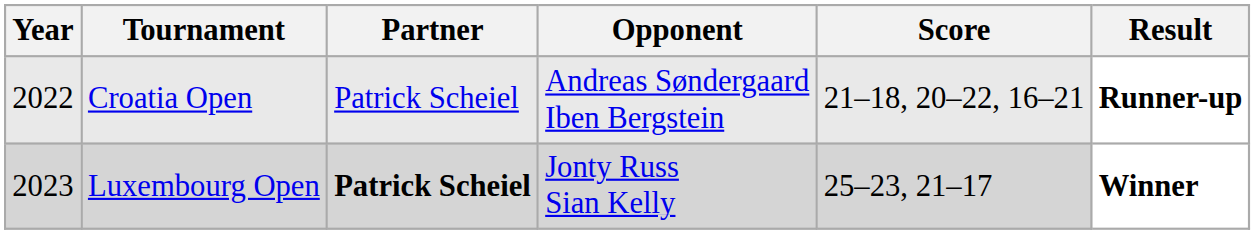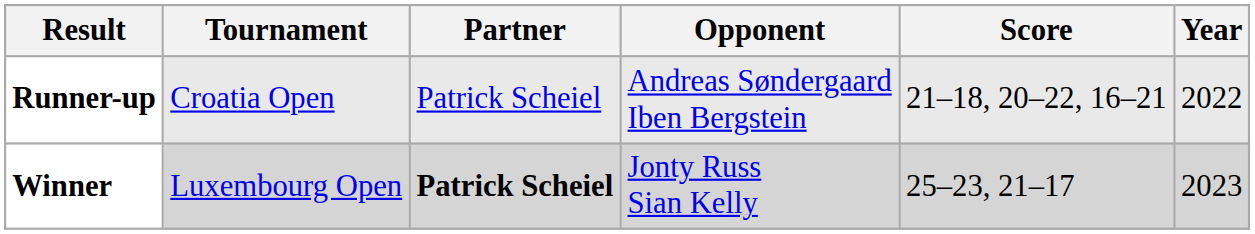columns swapped: (43, 30) <-> (1170, 30)
